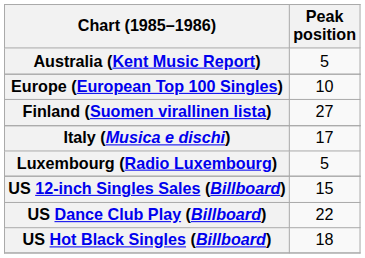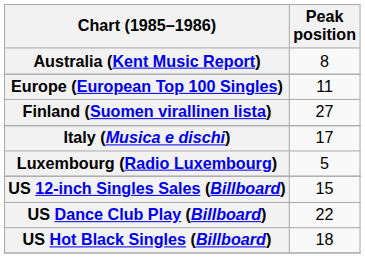(325, 61) 5 -> (325, 61) 8
(325, 86) 10 -> (325, 86) 11
